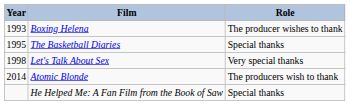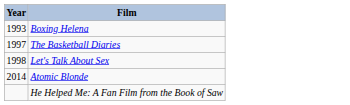- column: (285, 12)
(16, 44) 1995 -> (16, 44) 1997
